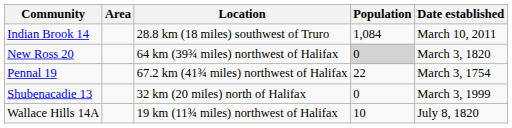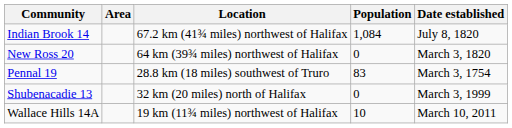(233, 34) 28.8 km (18 miles) southwest of Truro -> (242, 34) 67.2 km (41¾ miles) northwest of Halifax
(457, 34) March 10, 2011 -> (448, 34) July 8, 1820
(356, 53) lightgrey background -> (356, 53) no background
(242, 73) 67.2 km (41¾ miles) northwest of Halifax -> (233, 73) 28.8 km (18 miles) southwest of Truro
(359, 73) 22 -> (359, 73) 83
(448, 113) July 8, 1820 -> (457, 113) March 10, 2011
